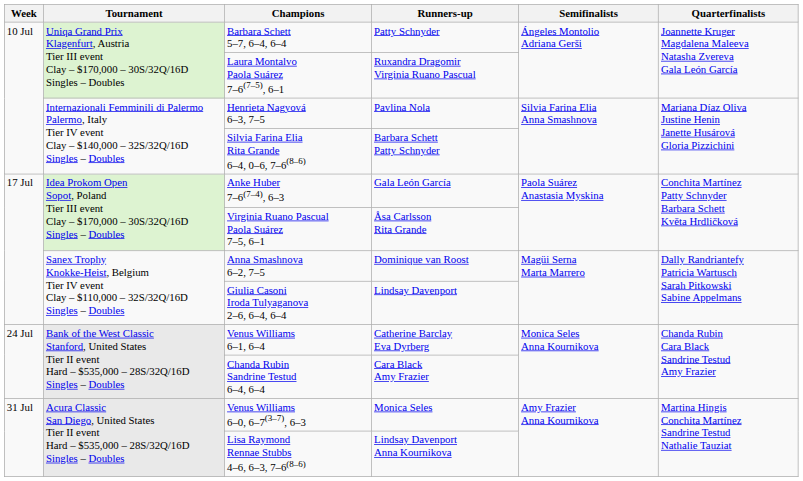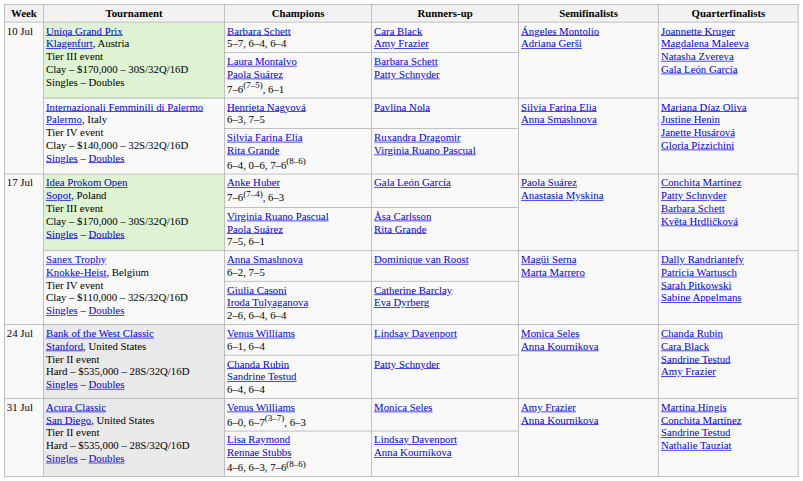(407, 31) Patty Schnyder -> (401, 37) Cara Black Amy Frazier
(425, 68) Ruxandra Dragomir Virginia Ruano Pascual -> (407, 68) Barbara Schett Patty Schnyder
(407, 144) Barbara Schett Patty Schnyder -> (425, 144) Ruxandra Dragomir Virginia Ruano Pascual
(416, 290) Lindsay Davenport -> (413, 296) Catherine Barclay Eva Dyrberg
(413, 340) Catherine Barclay Eva Dyrberg -> (416, 333) Lindsay Davenport
(401, 370) Cara Black Amy Frazier -> (407, 364) Patty Schnyder
